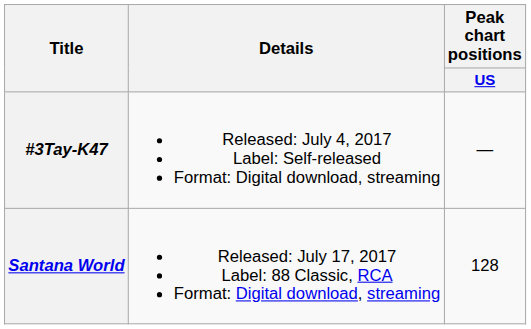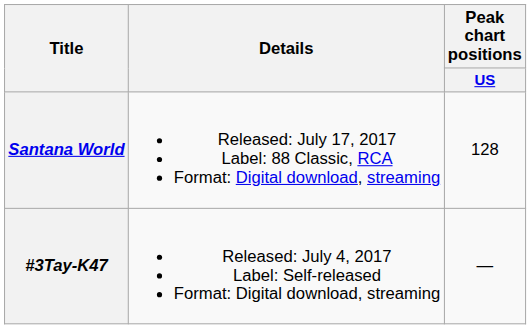rows swapped: (66, 149) <-> (66, 265)
